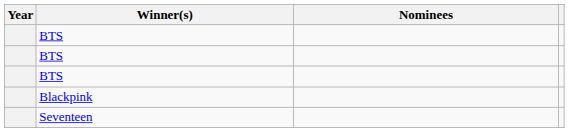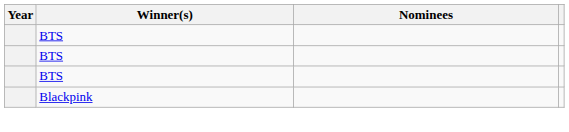- row: (20, 117)
